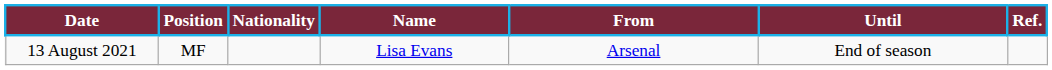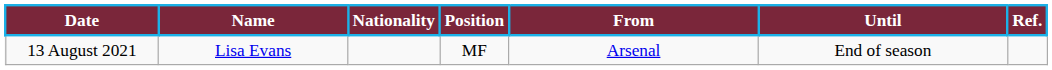columns swapped: (193, 20) <-> (414, 20)
